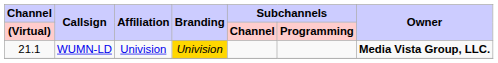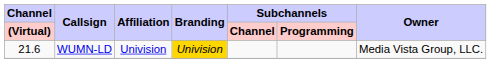(29, 49) 21.1 -> (29, 49) 21.6
(425, 49) bold -> (421, 49) normal
